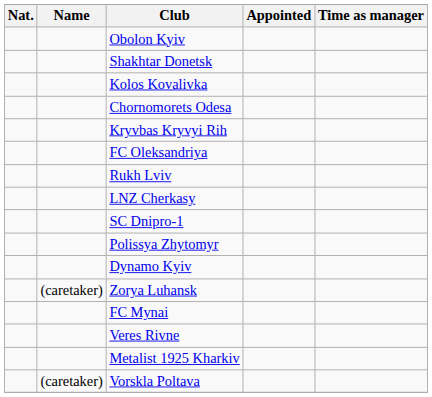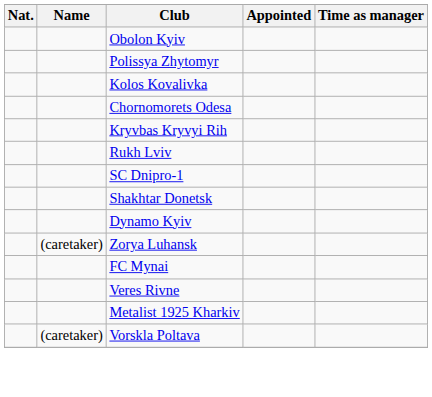rows swapped: (164, 244) <-> (161, 61)
- row: (158, 152)
- row: (152, 198)
